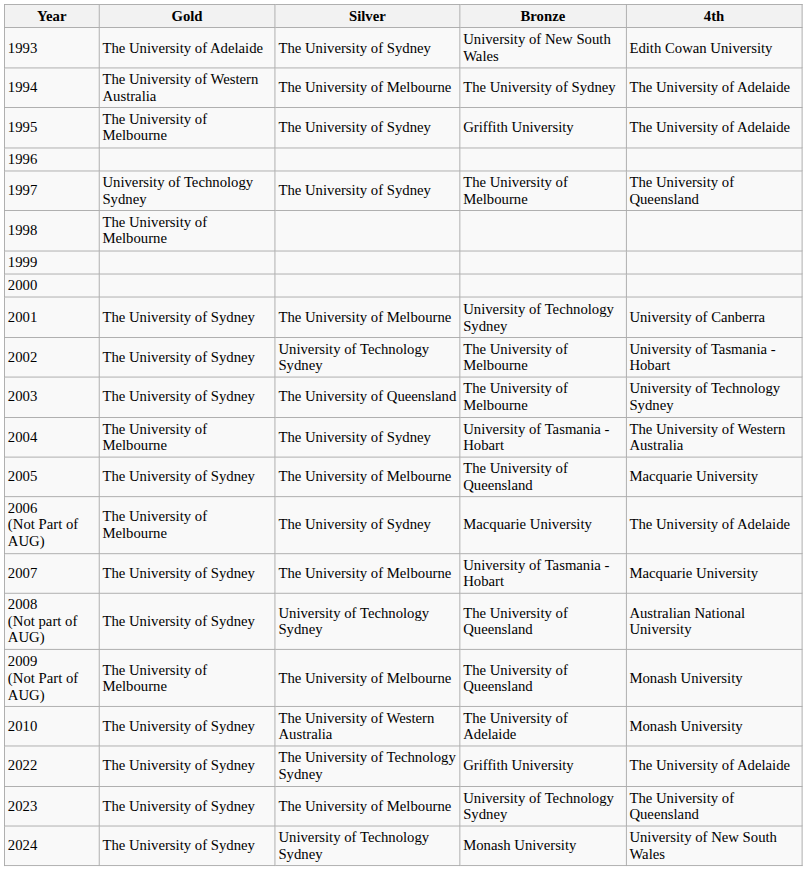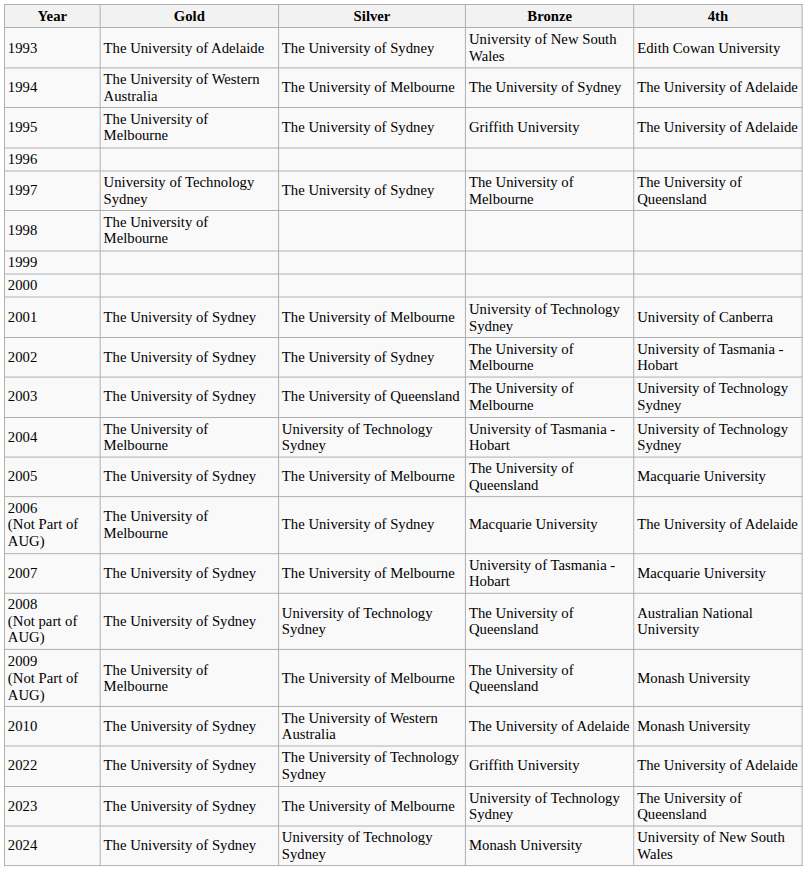(354, 357) University of Technology Sydney -> (358, 357) The University of Sydney
(355, 437) The University of Sydney -> (357, 437) University of Technology Sydney
(707, 437) The University of Western Australia -> (713, 437) University of Technology Sydney
